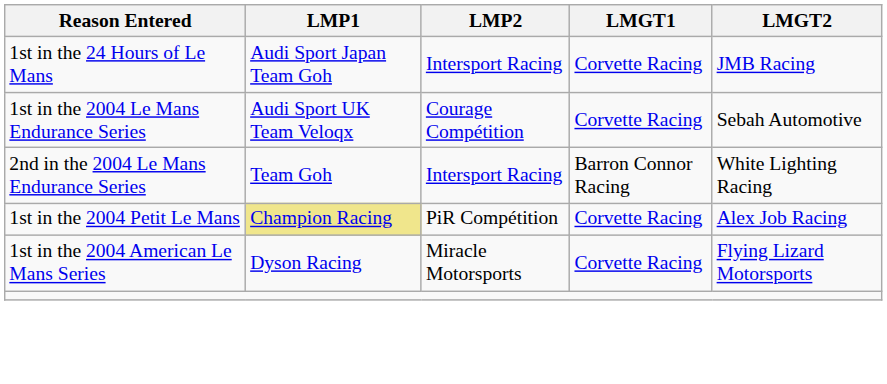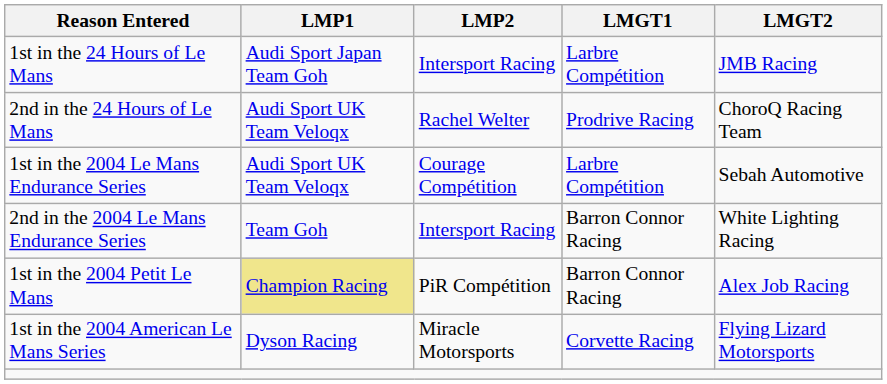(638, 64) Corvette Racing -> (615, 64) Larbre Compétition
+ row: (110, 119)
(638, 119) Corvette Racing -> (615, 174) Larbre Compétition
(638, 218) Corvette Racing -> (625, 285) Barron Connor Racing
